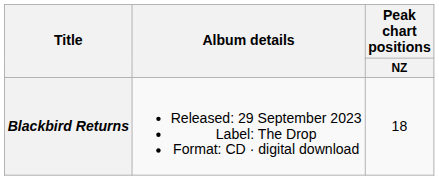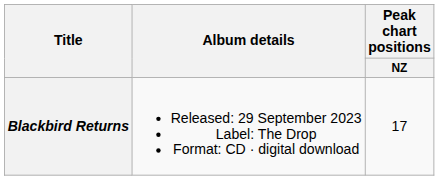(399, 126) 18 -> (399, 126) 17
